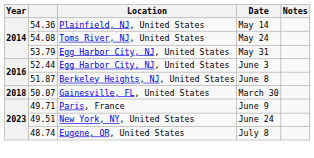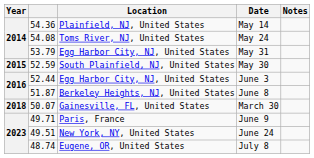+ row: (254, 65)
